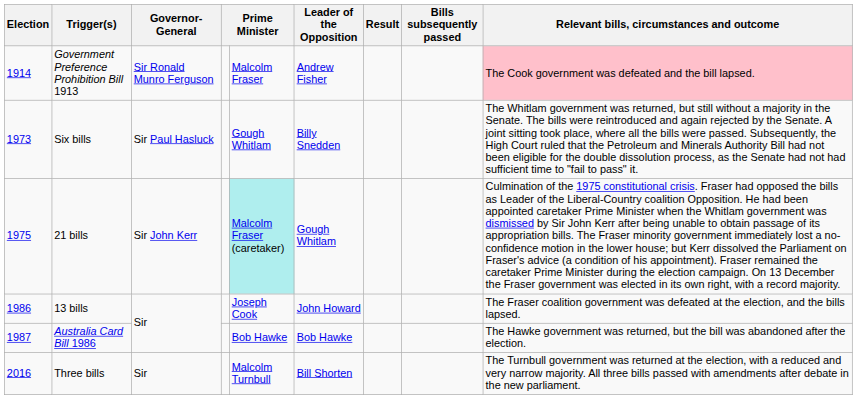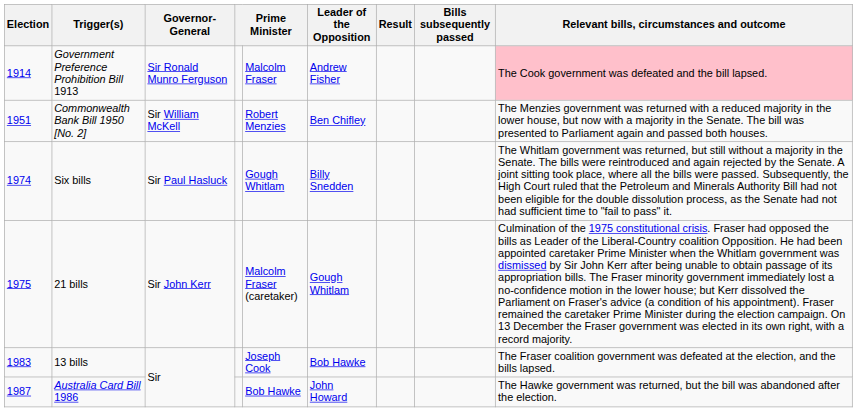+ row: (92, 121)
(19, 139) 1973 -> (19, 181) 1974
(258, 236) paleturquoise background -> (271, 284) no background
(19, 308) 1986 -> (19, 362) 1983
(329, 308) John Howard -> (338, 362) Bob Hawke
(325, 338) Bob Hawke -> (329, 392) John Howard
- row: (79, 373)
